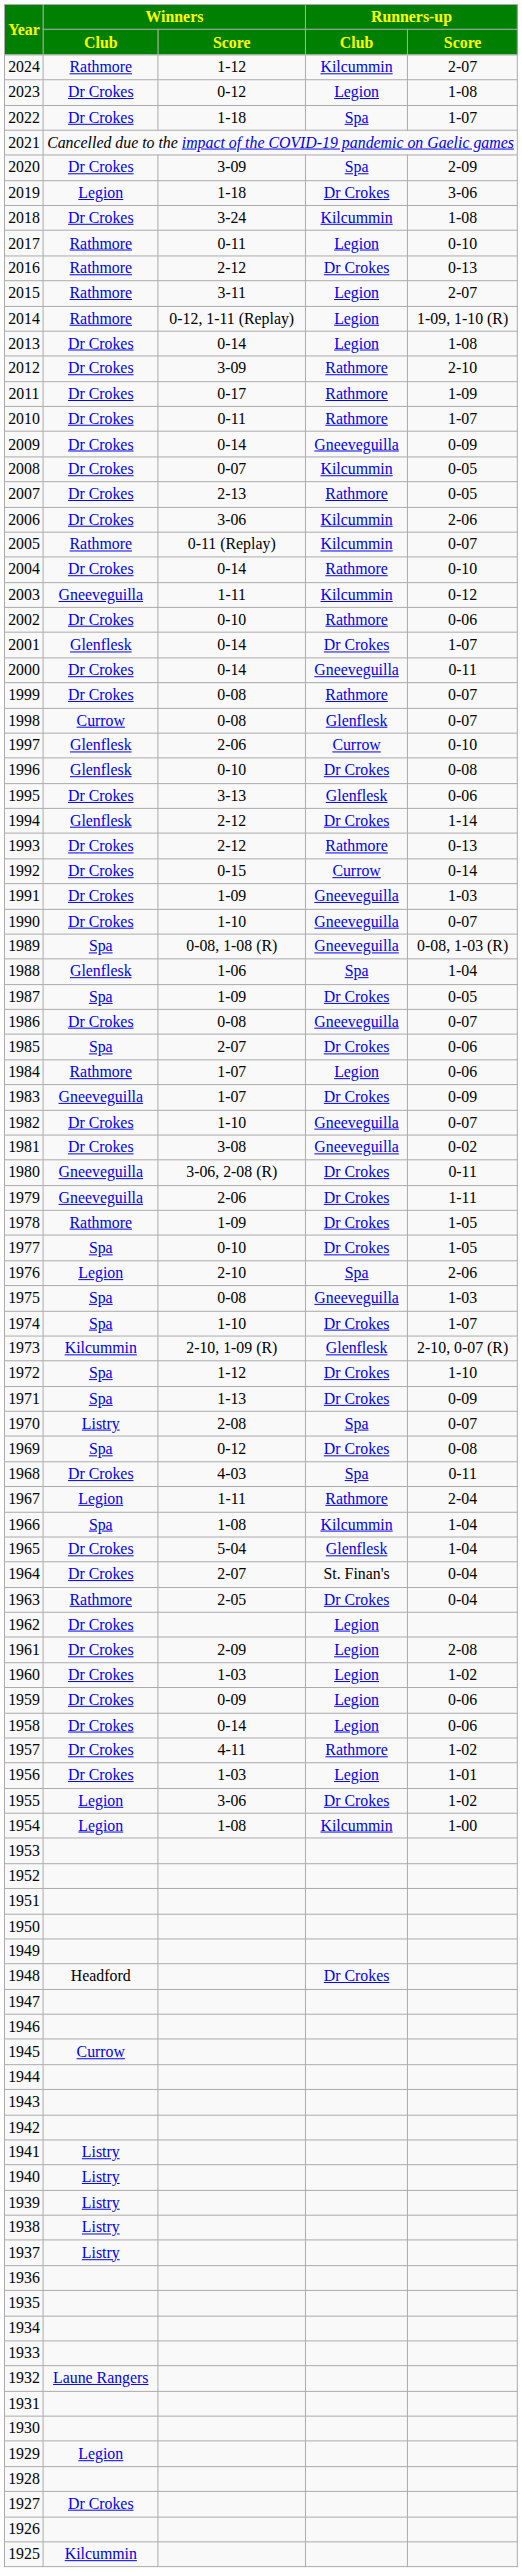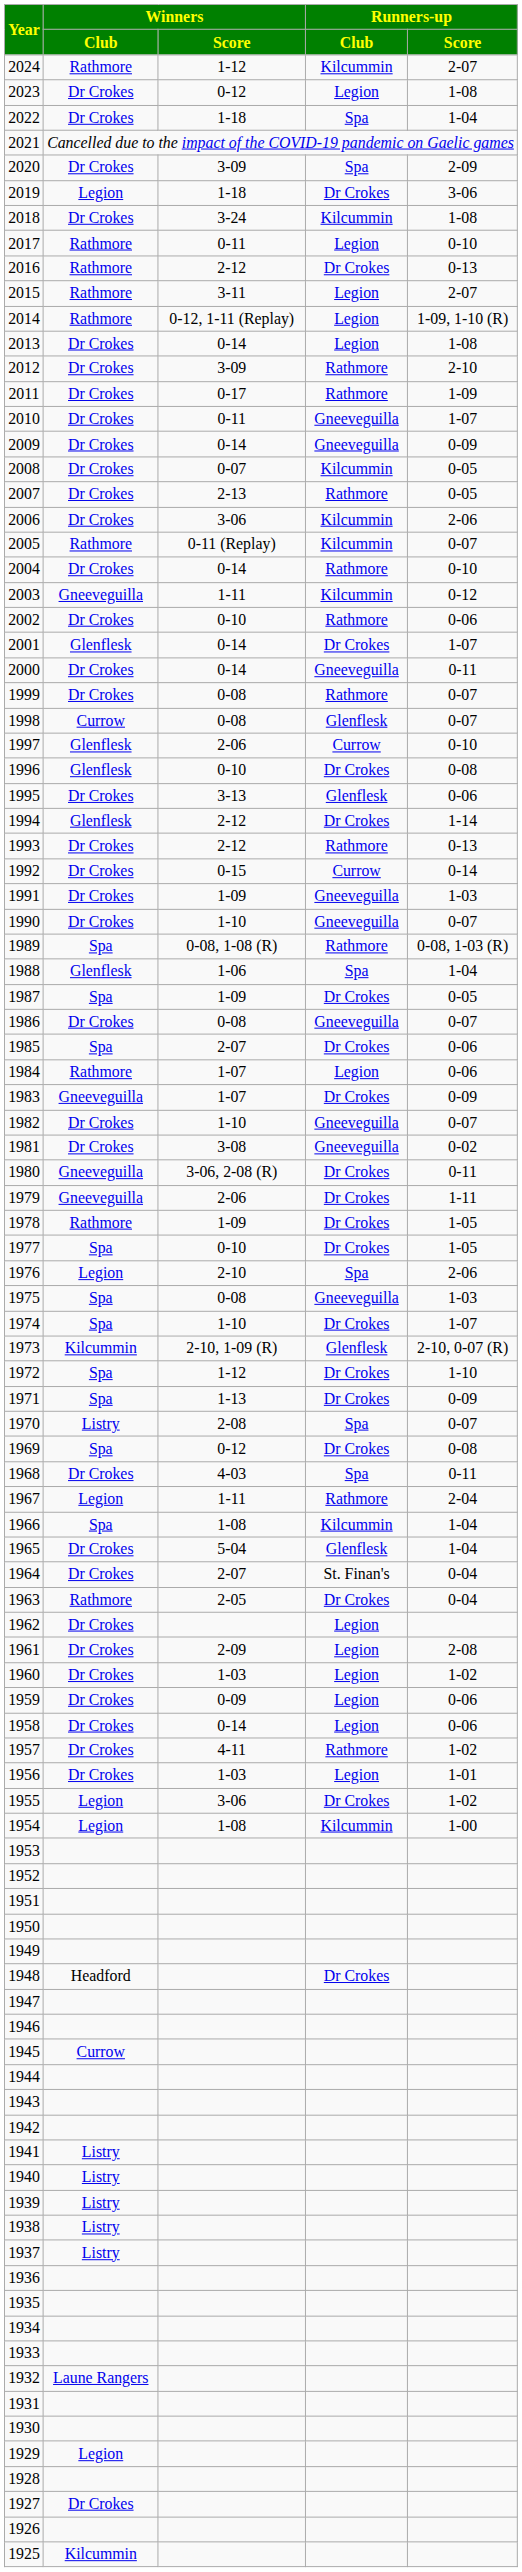(463, 117) 1-07 -> (463, 117) 1-04
(357, 419) Rathmore -> (357, 419) Gneeveguilla
(357, 946) Gneeveguilla -> (357, 946) Rathmore
